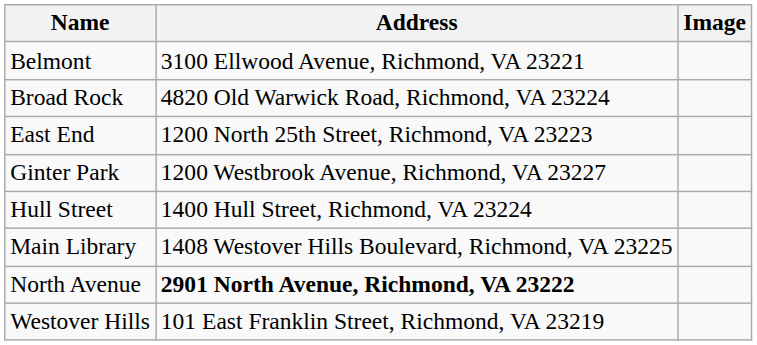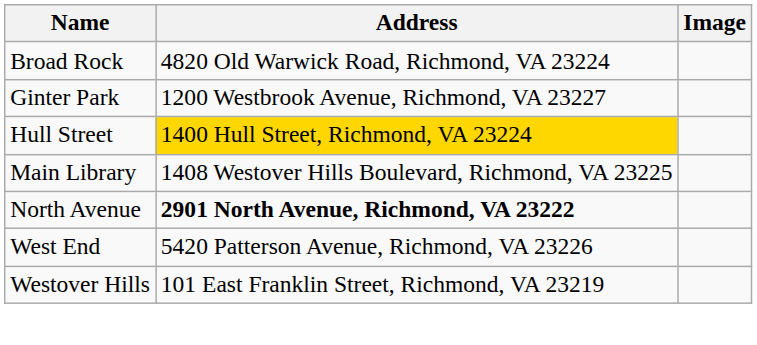- row: (51, 60)
- row: (52, 135)
(346, 209) no background -> (346, 135) gold background
+ row: (55, 246)
